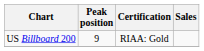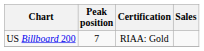(97, 38) 9 -> (97, 38) 7
